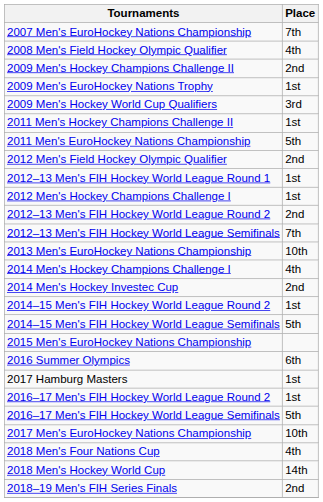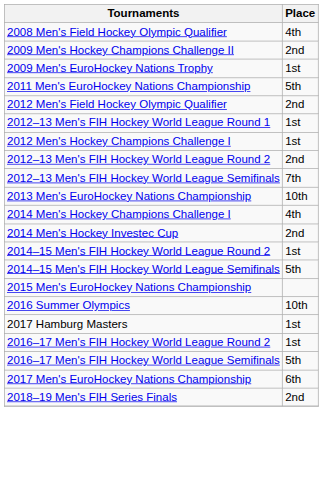- row: (129, 31)
- row: (112, 104)
- row: (120, 123)
(293, 360) 6th -> (296, 305) 10th
(296, 433) 10th -> (293, 379) 6th
- row: (83, 452)
- row: (86, 470)
